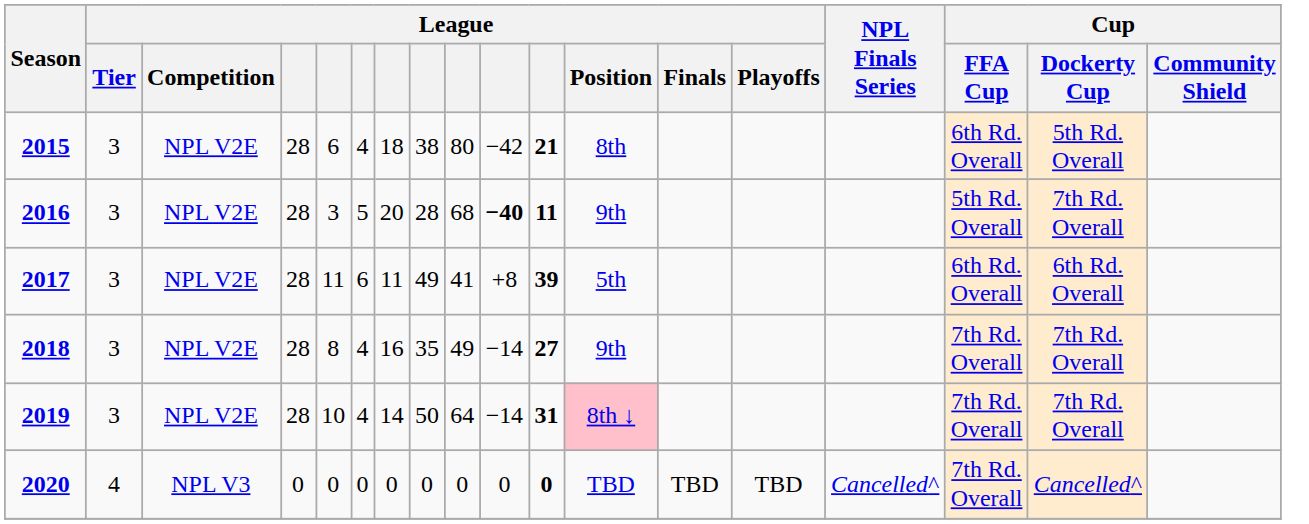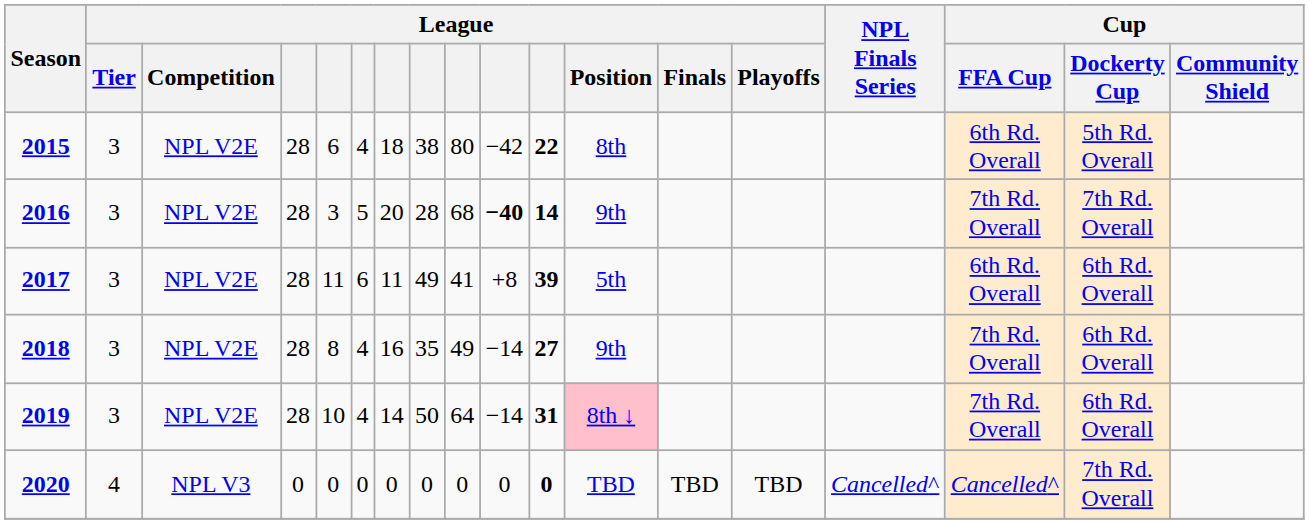(546, 145) 21 -> (546, 145) 22
(546, 212) 11 -> (546, 212) 14
(987, 212) 5th Rd. Overall -> (1005, 212) 7th Rd. Overall
(1088, 348) 7th Rd. Overall -> (1117, 348) 6th Rd. Overall
(1088, 415) 7th Rd. Overall -> (1117, 415) 6th Rd. Overall
(987, 483) 7th Rd. Overall -> (1005, 483) Cancelled^
(1088, 483) Cancelled^ -> (1117, 483) 7th Rd. Overall
